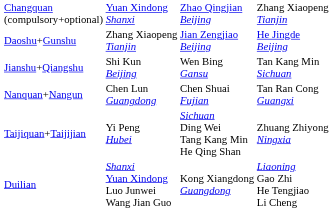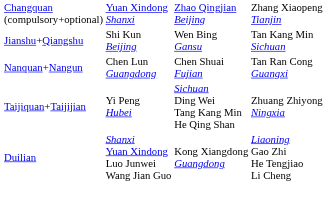- row: (40, 41)
